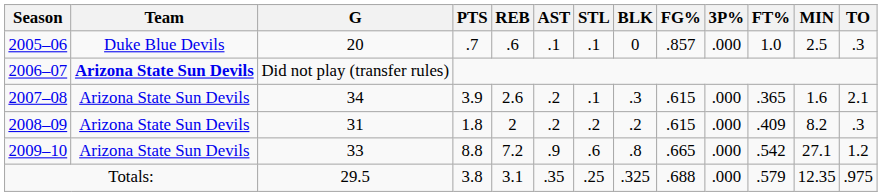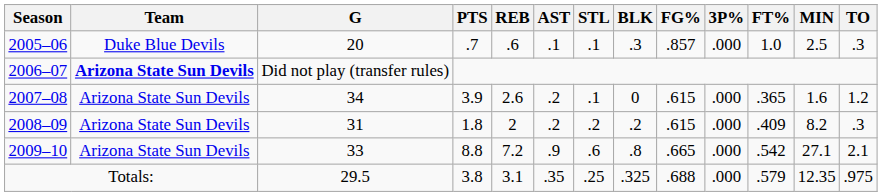(635, 44) 0 -> (635, 44) .3
(635, 97) .3 -> (635, 97) 0
(858, 97) 2.1 -> (858, 97) 1.2
(858, 151) 1.2 -> (858, 151) 2.1
